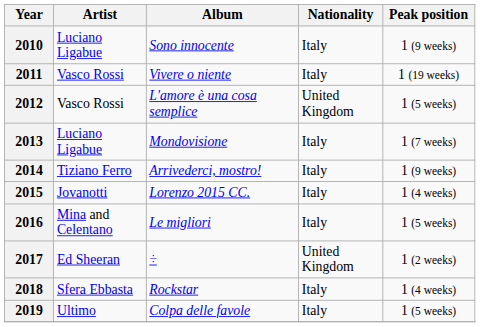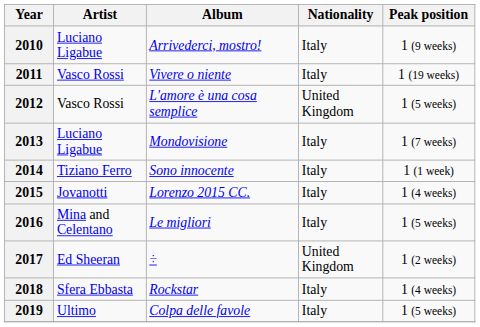(192, 44) Sono innocente -> (205, 44) Arrivederci, mostro!
(205, 170) Arrivederci, mostro! -> (192, 170) Sono innocente
(429, 170) 1 (9 weeks) -> (429, 170) 1 (1 week)
